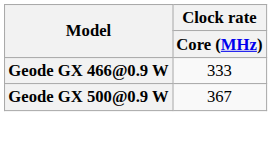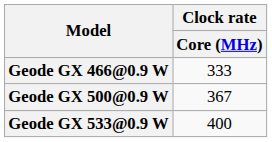+ row: (89, 123)
